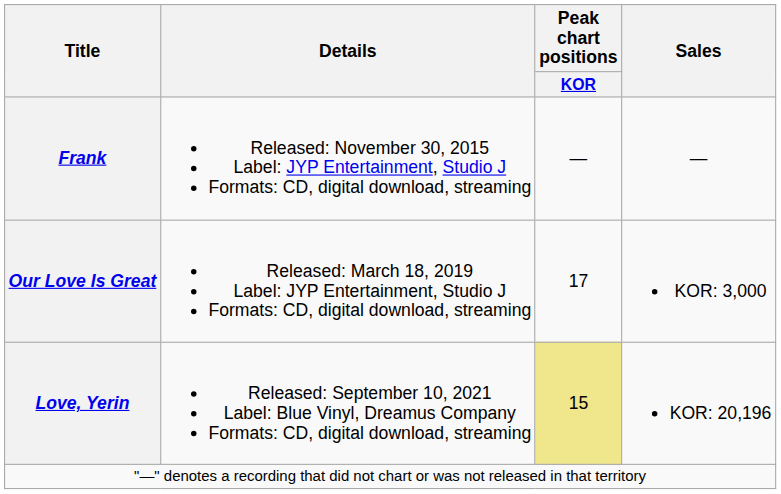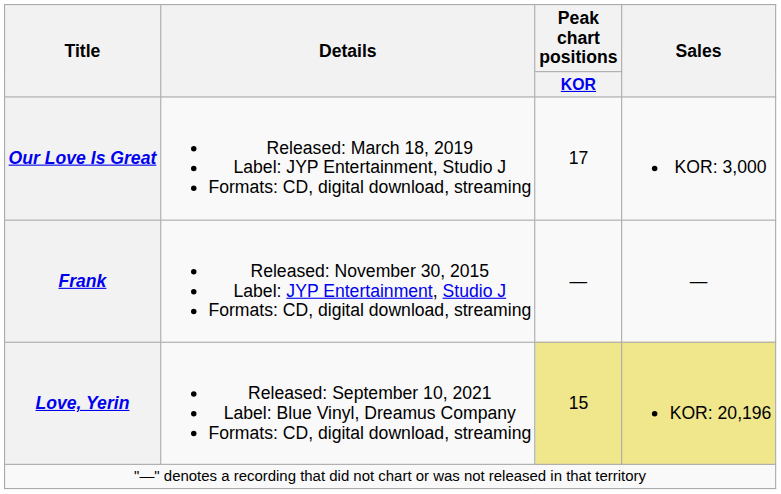rows swapped: (82, 158) <-> (82, 280)
(699, 413) no background -> (699, 413) khaki background
